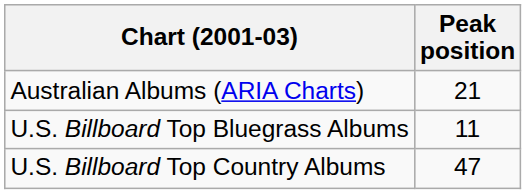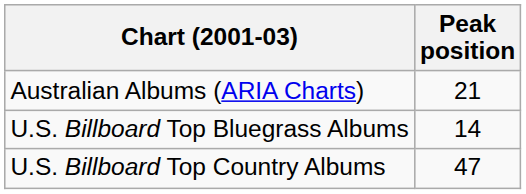(468, 129) 11 -> (468, 129) 14
